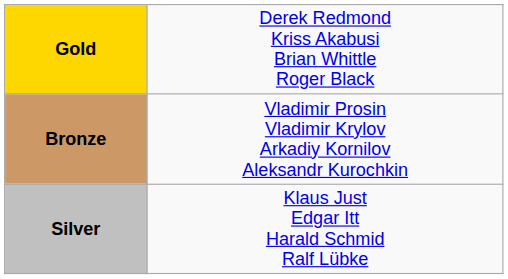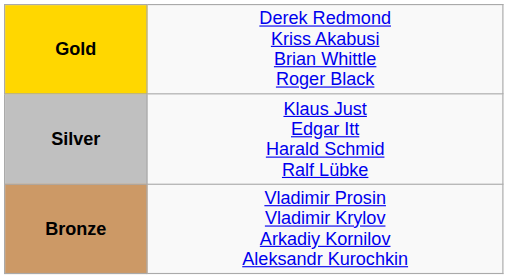rows swapped: (76, 228) <-> (76, 139)
